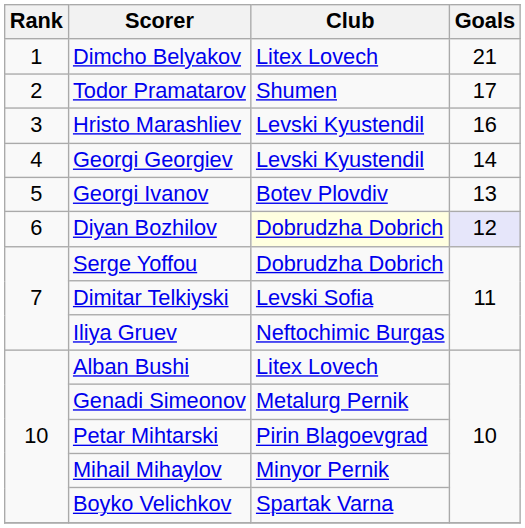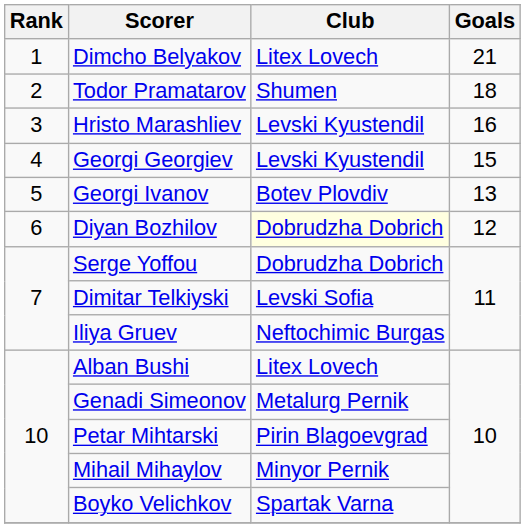(485, 90) 17 -> (485, 90) 18
(485, 159) 14 -> (485, 159) 15
(485, 228) lavender background -> (485, 228) no background
